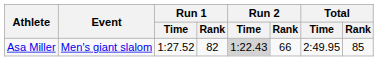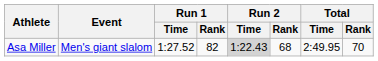(285, 48) 66 -> (285, 48) 68
(358, 48) 85 -> (358, 48) 70
